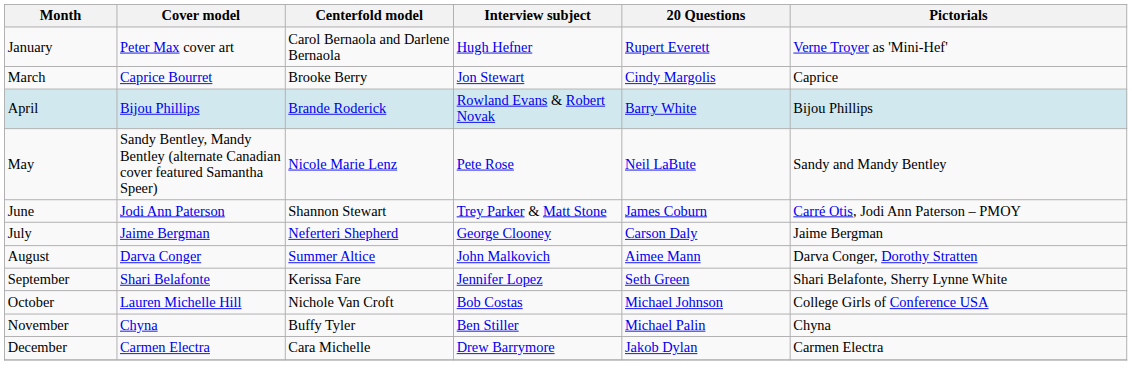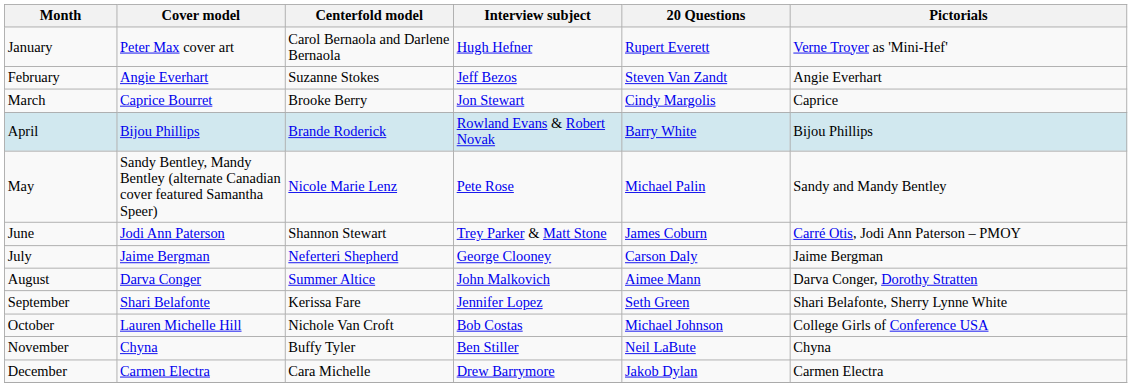+ row: (34, 77)
(660, 163) Neil LaBute -> (665, 186) Michael Palin
(665, 325) Michael Palin -> (660, 348) Neil LaBute
